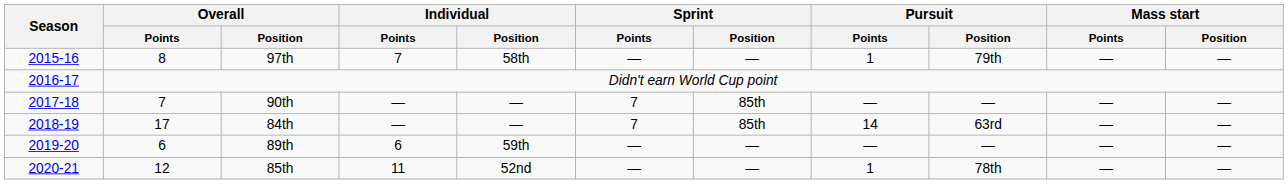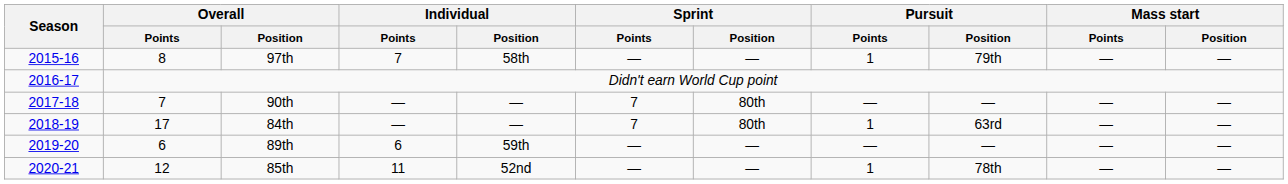(752, 102) 85th -> (752, 102) 80th
(752, 124) 85th -> (752, 124) 80th
(870, 124) 14 -> (870, 124) 1
